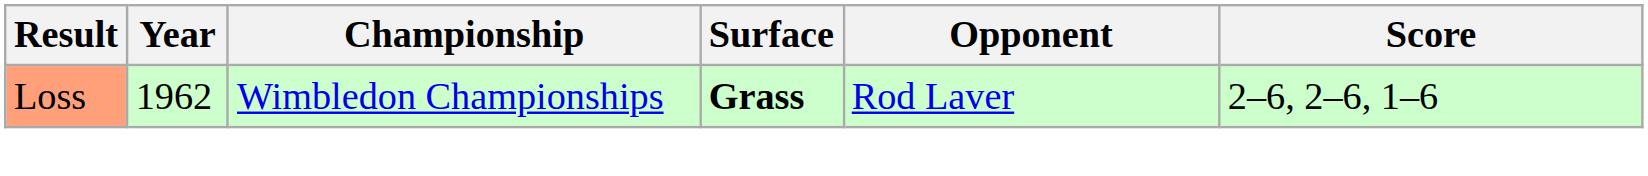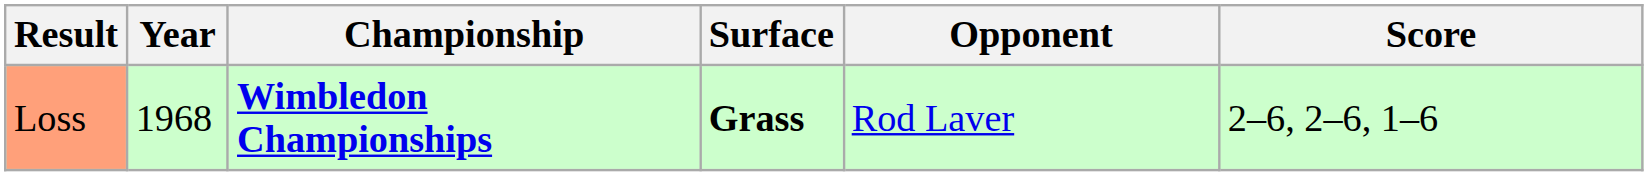(174, 95) 1962 -> (174, 116) 1968
(450, 95) normal -> (365, 116) bold
